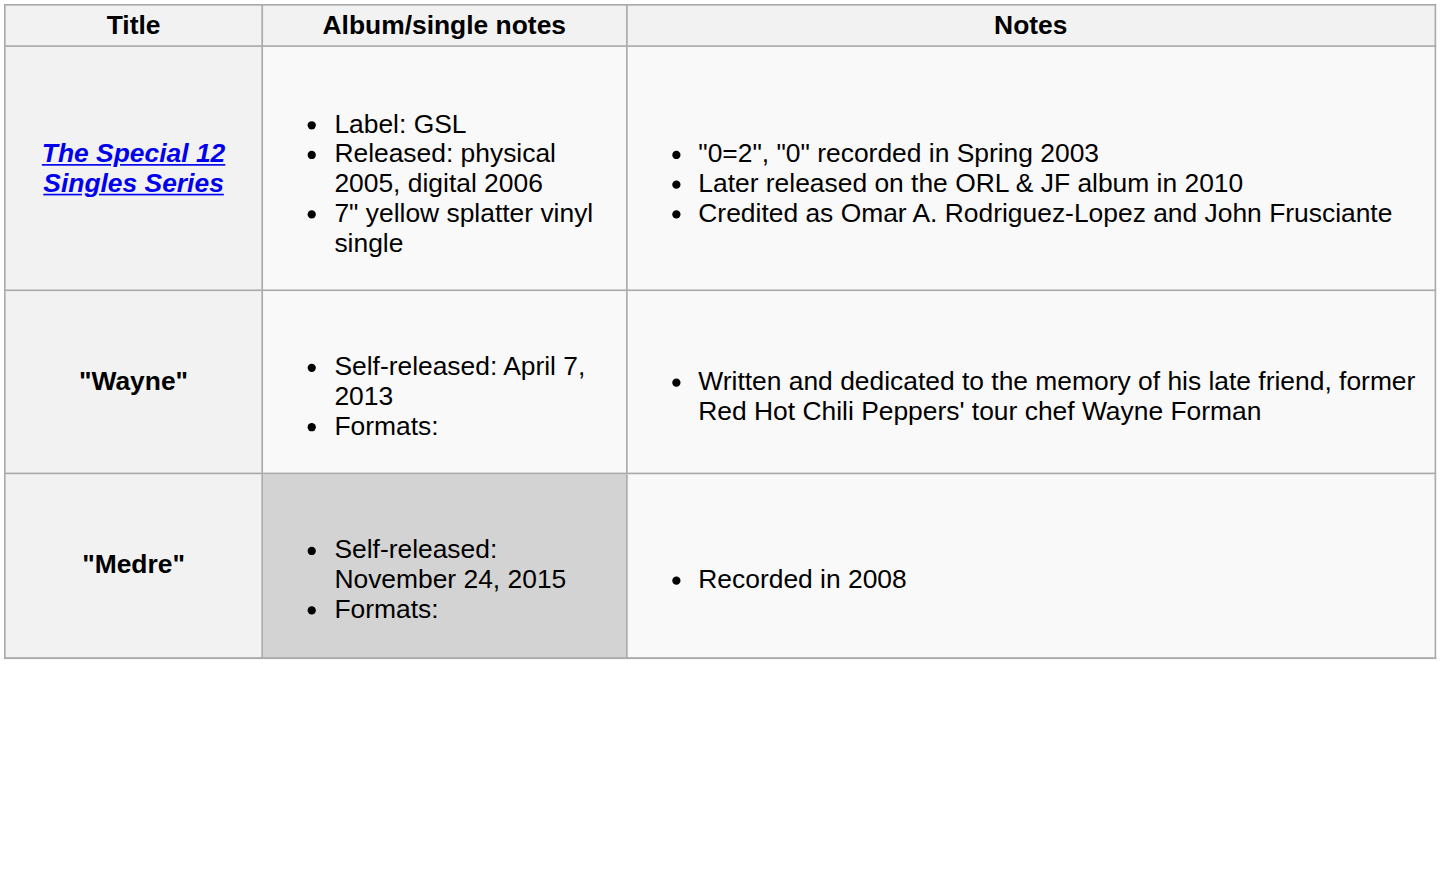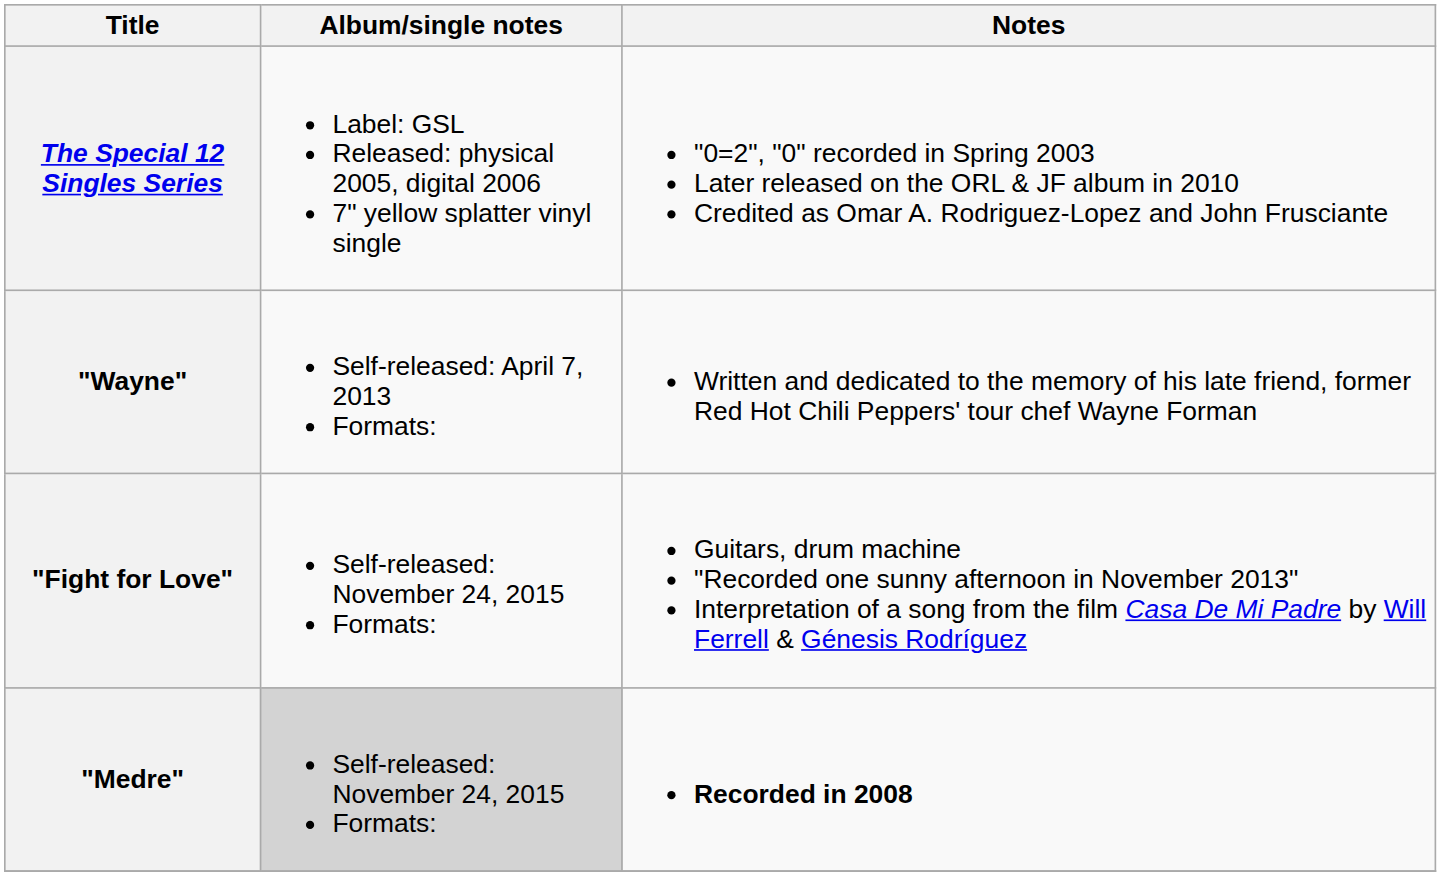+ row: (133, 580)
(1031, 580) normal -> (1029, 794) bold
